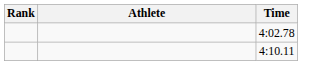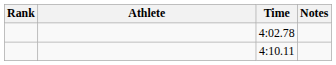+ column: (314, 13)
